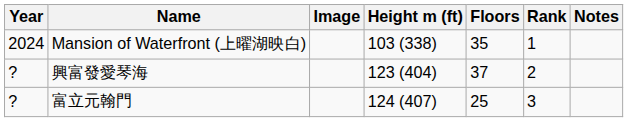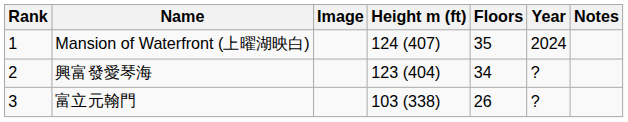columns swapped: (547, 17) <-> (26, 17)
(402, 44) 103 (338) -> (406, 44) 124 (407)
(479, 73) 37 -> (483, 73) 34
(402, 101) 124 (407) -> (406, 101) 103 (338)
(479, 101) 25 -> (483, 101) 26
